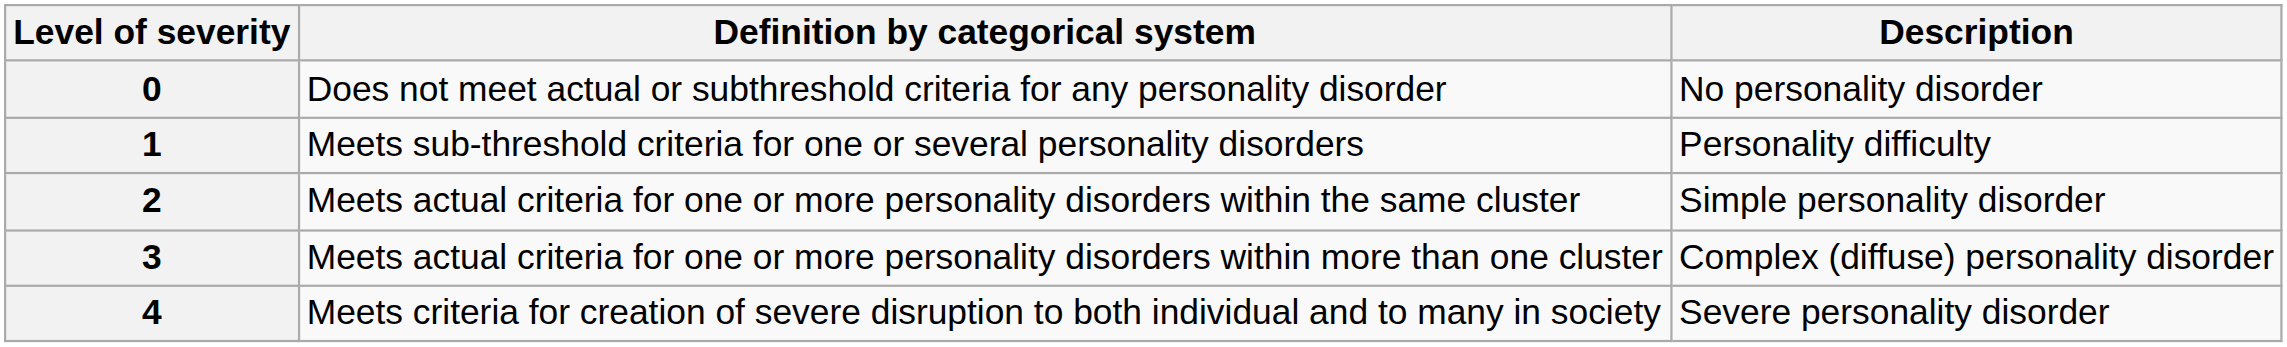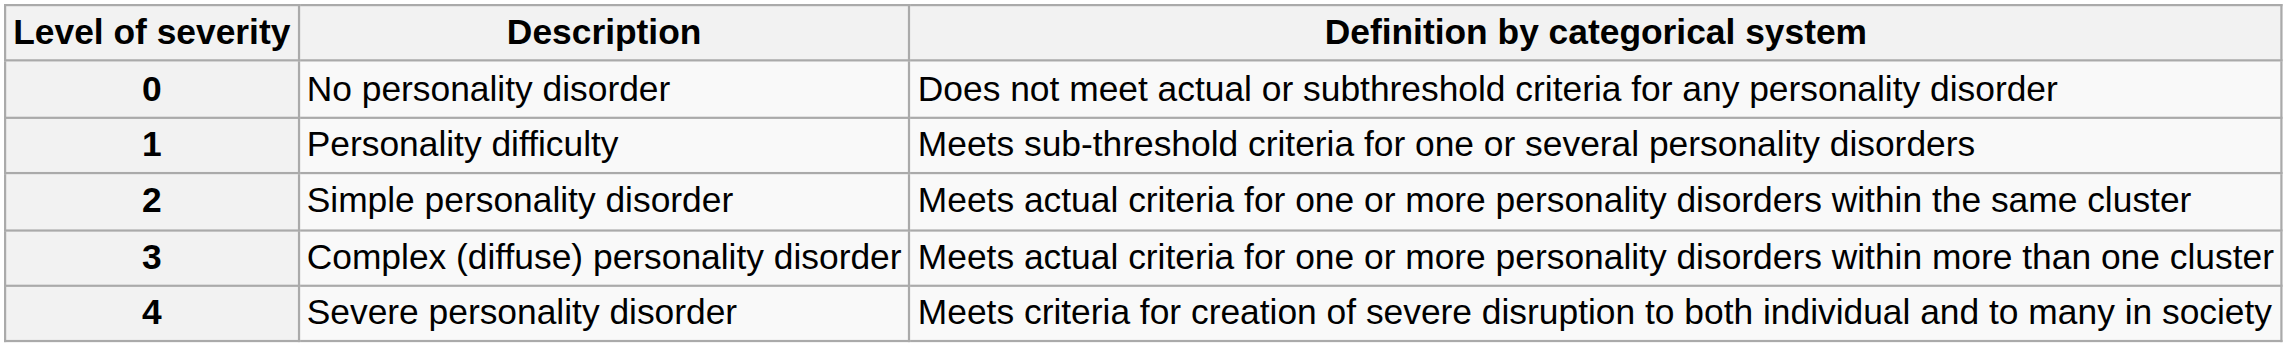columns swapped: (1976, 32) <-> (985, 32)
